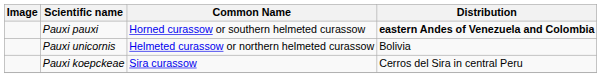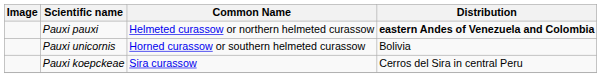(247, 30) Horned curassow or southern helmeted curassow -> (252, 30) Helmeted curassow or northern helmeted curassow
(252, 47) Helmeted curassow or northern helmeted curassow -> (247, 47) Horned curassow or southern helmeted curassow
